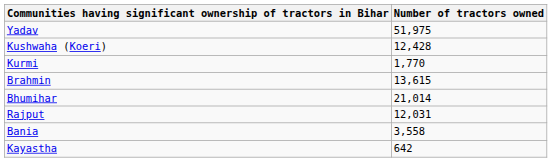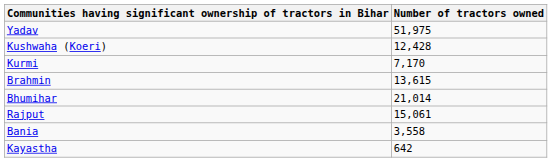(409, 64) 1,770 -> (409, 64) 7,170
(413, 115) 12,031 -> (413, 115) 15,061
